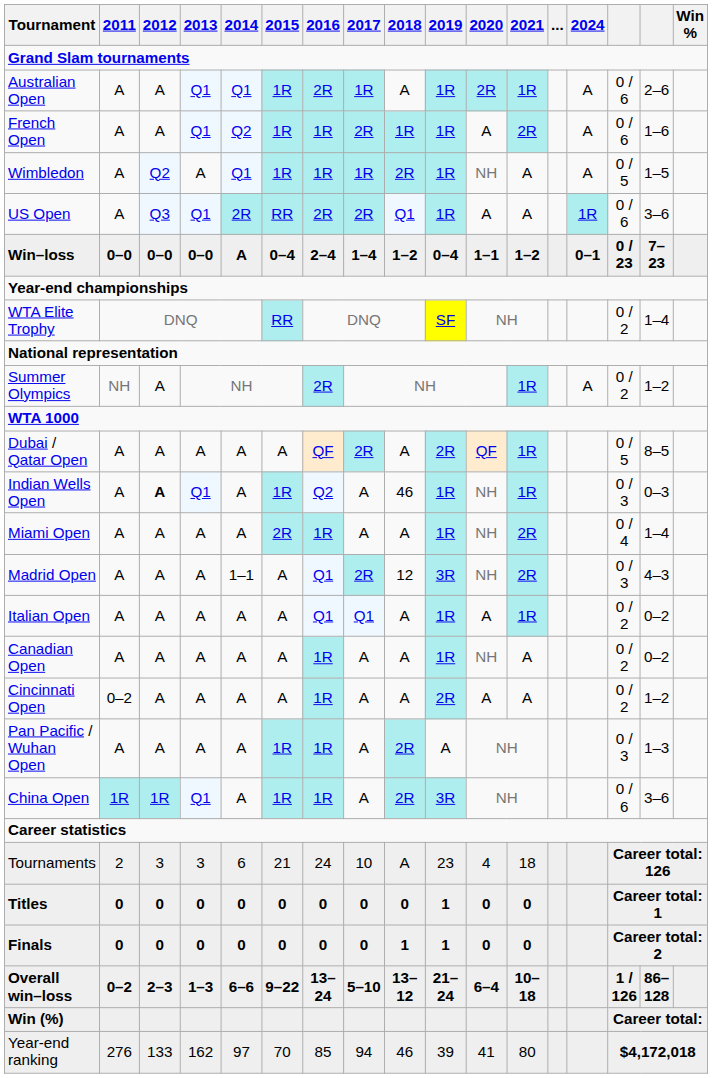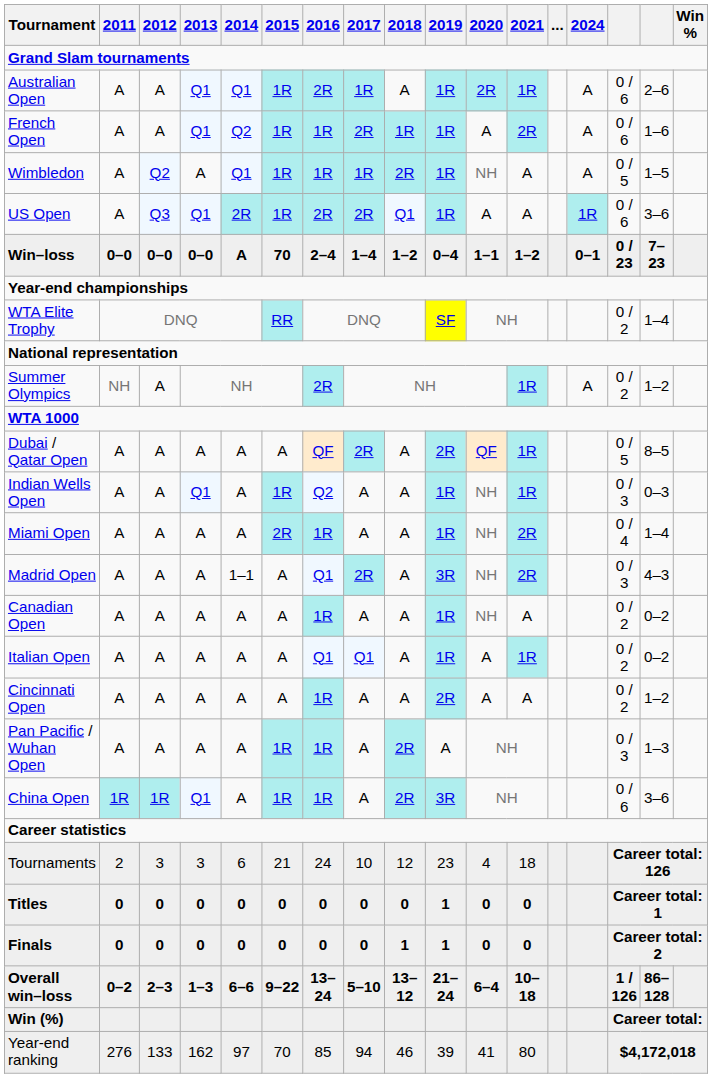(282, 214) RR -> (282, 214) 1R
(282, 255) 0–4 -> (282, 255) 70
(160, 492) bold -> (160, 492) normal
(405, 492) 46 -> (405, 492) A
(405, 574) 12 -> (405, 574) A
rows swapped: (49, 616) <-> (41, 657)
(119, 698) 0–2 -> (119, 698) A
(405, 863) A -> (405, 863) 12
